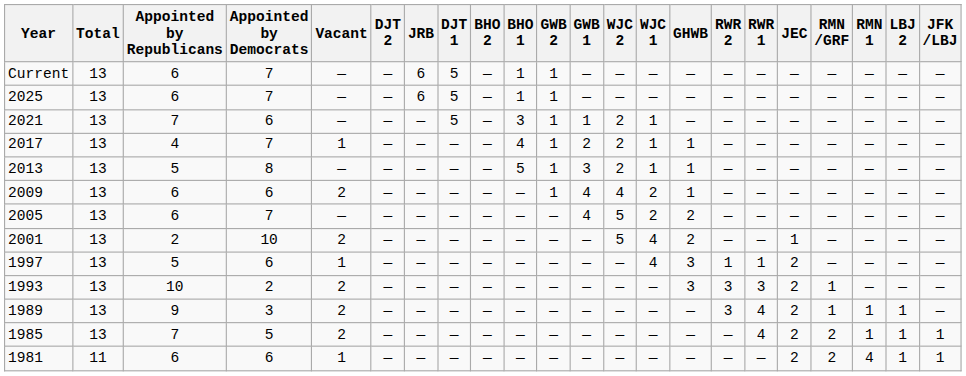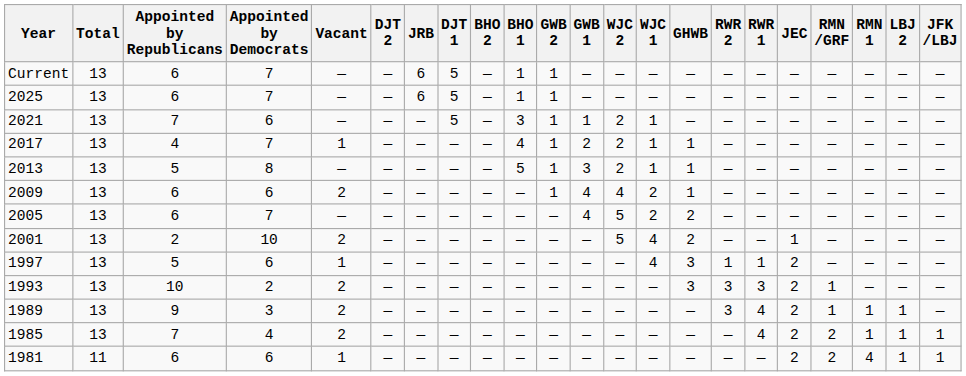(269, 335) 5 -> (269, 335) 4
